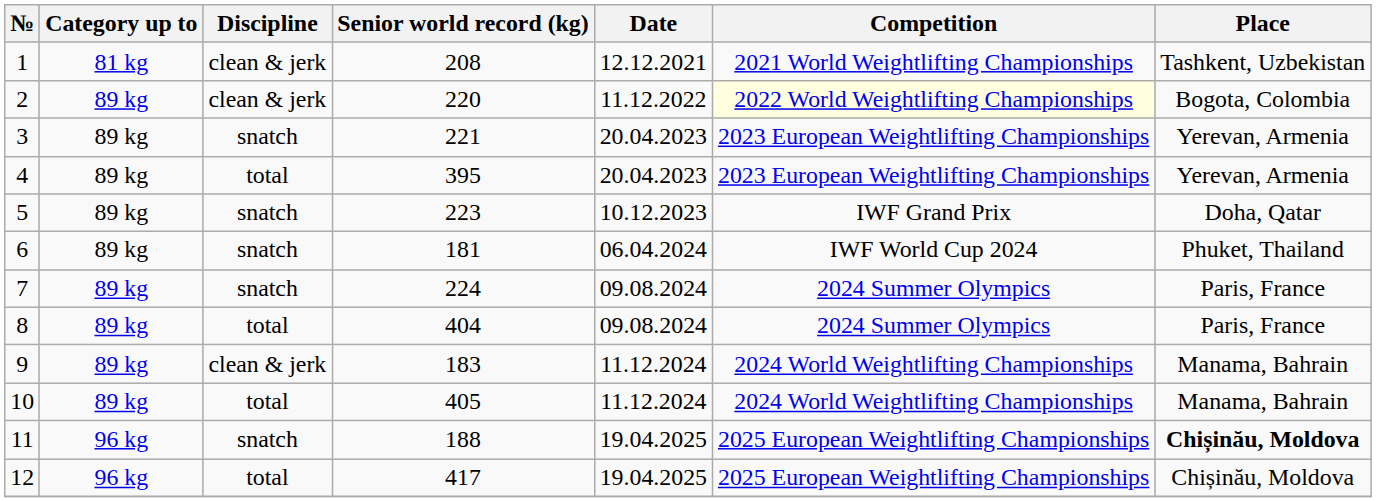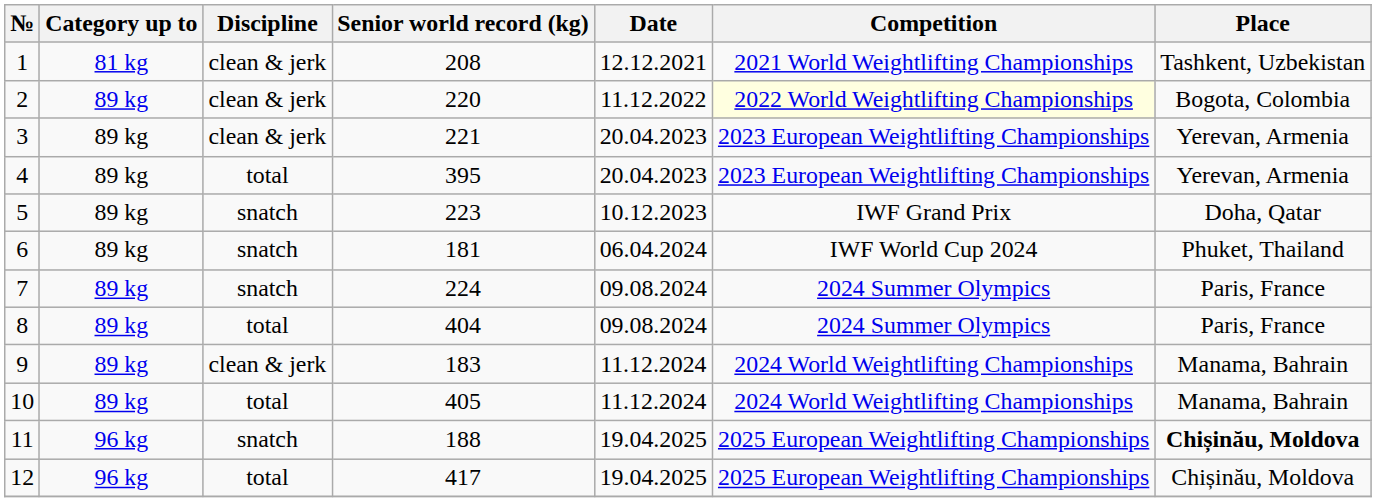(267, 136) snatch -> (267, 136) clean & jerk
